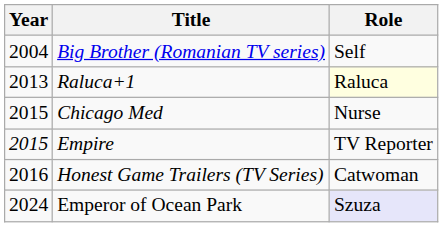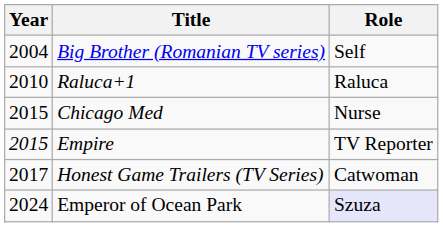(29, 81) 2013 -> (29, 81) 2010
(361, 81) lightyellow background -> (361, 81) no background
(29, 174) 2016 -> (29, 174) 2017
